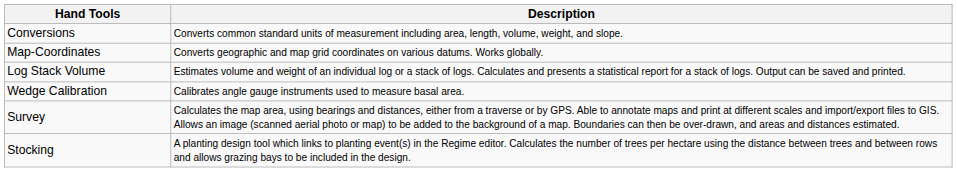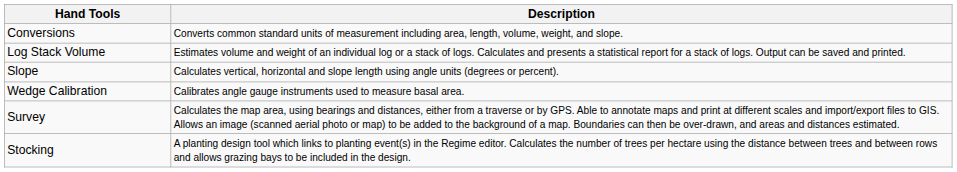- row: (54, 52)
+ row: (23, 71)
